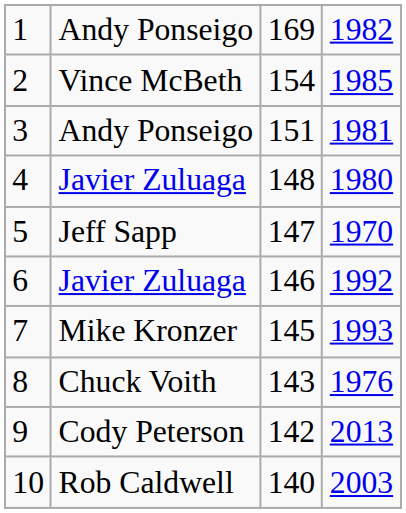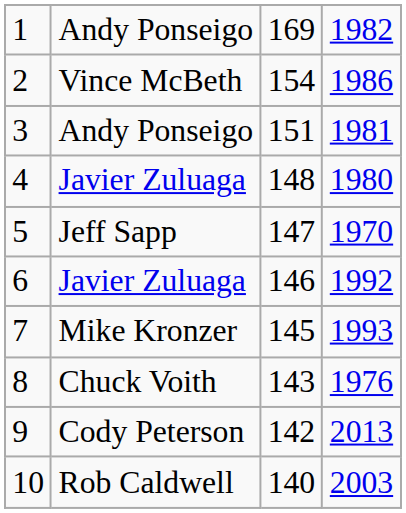(361, 79) 1985 -> (361, 79) 1986
